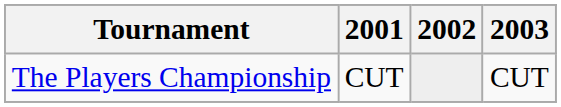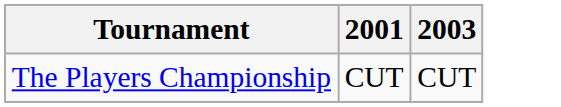- column: (447, 28)
